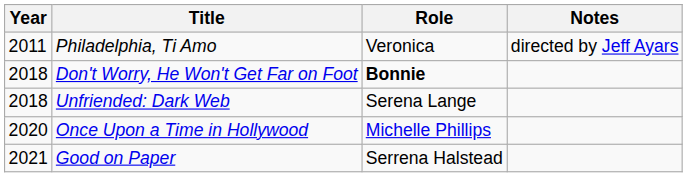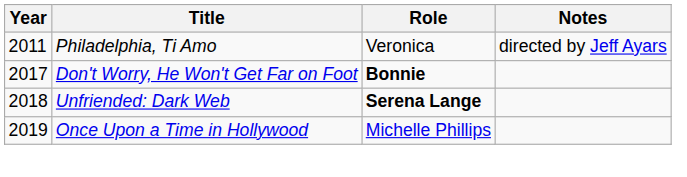(28, 74) 2018 -> (28, 74) 2017
(421, 102) normal -> (423, 102) bold
(28, 130) 2020 -> (28, 130) 2019
- row: (116, 158)
